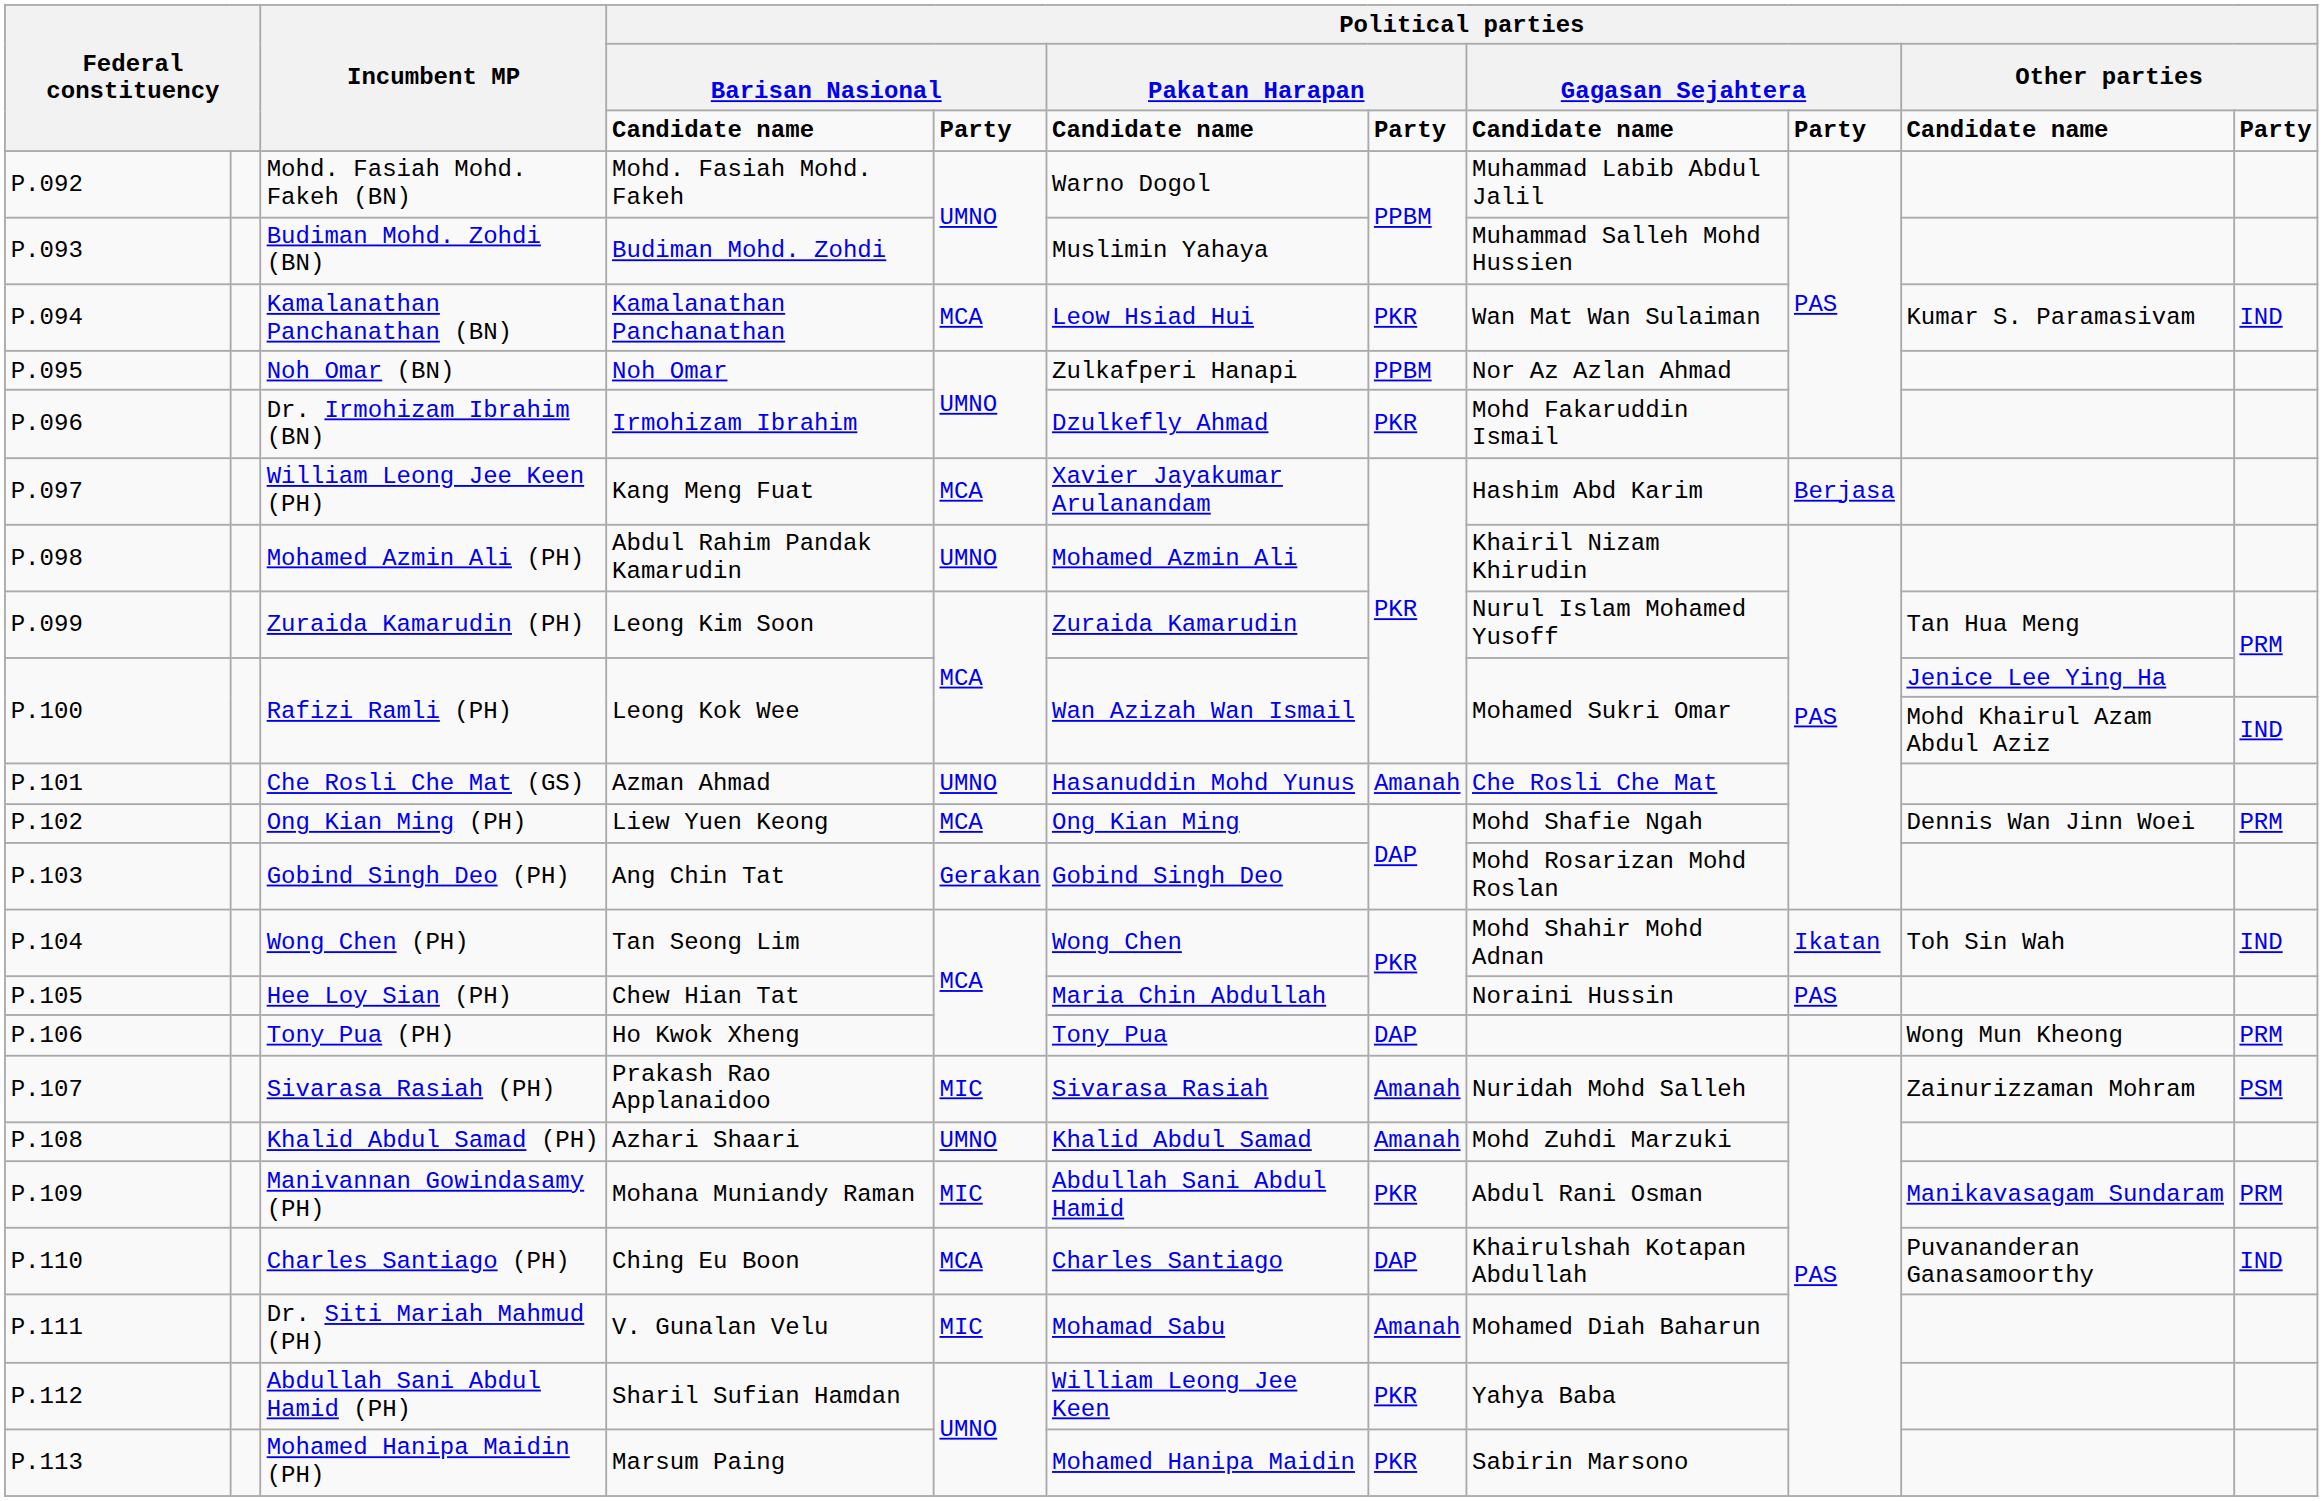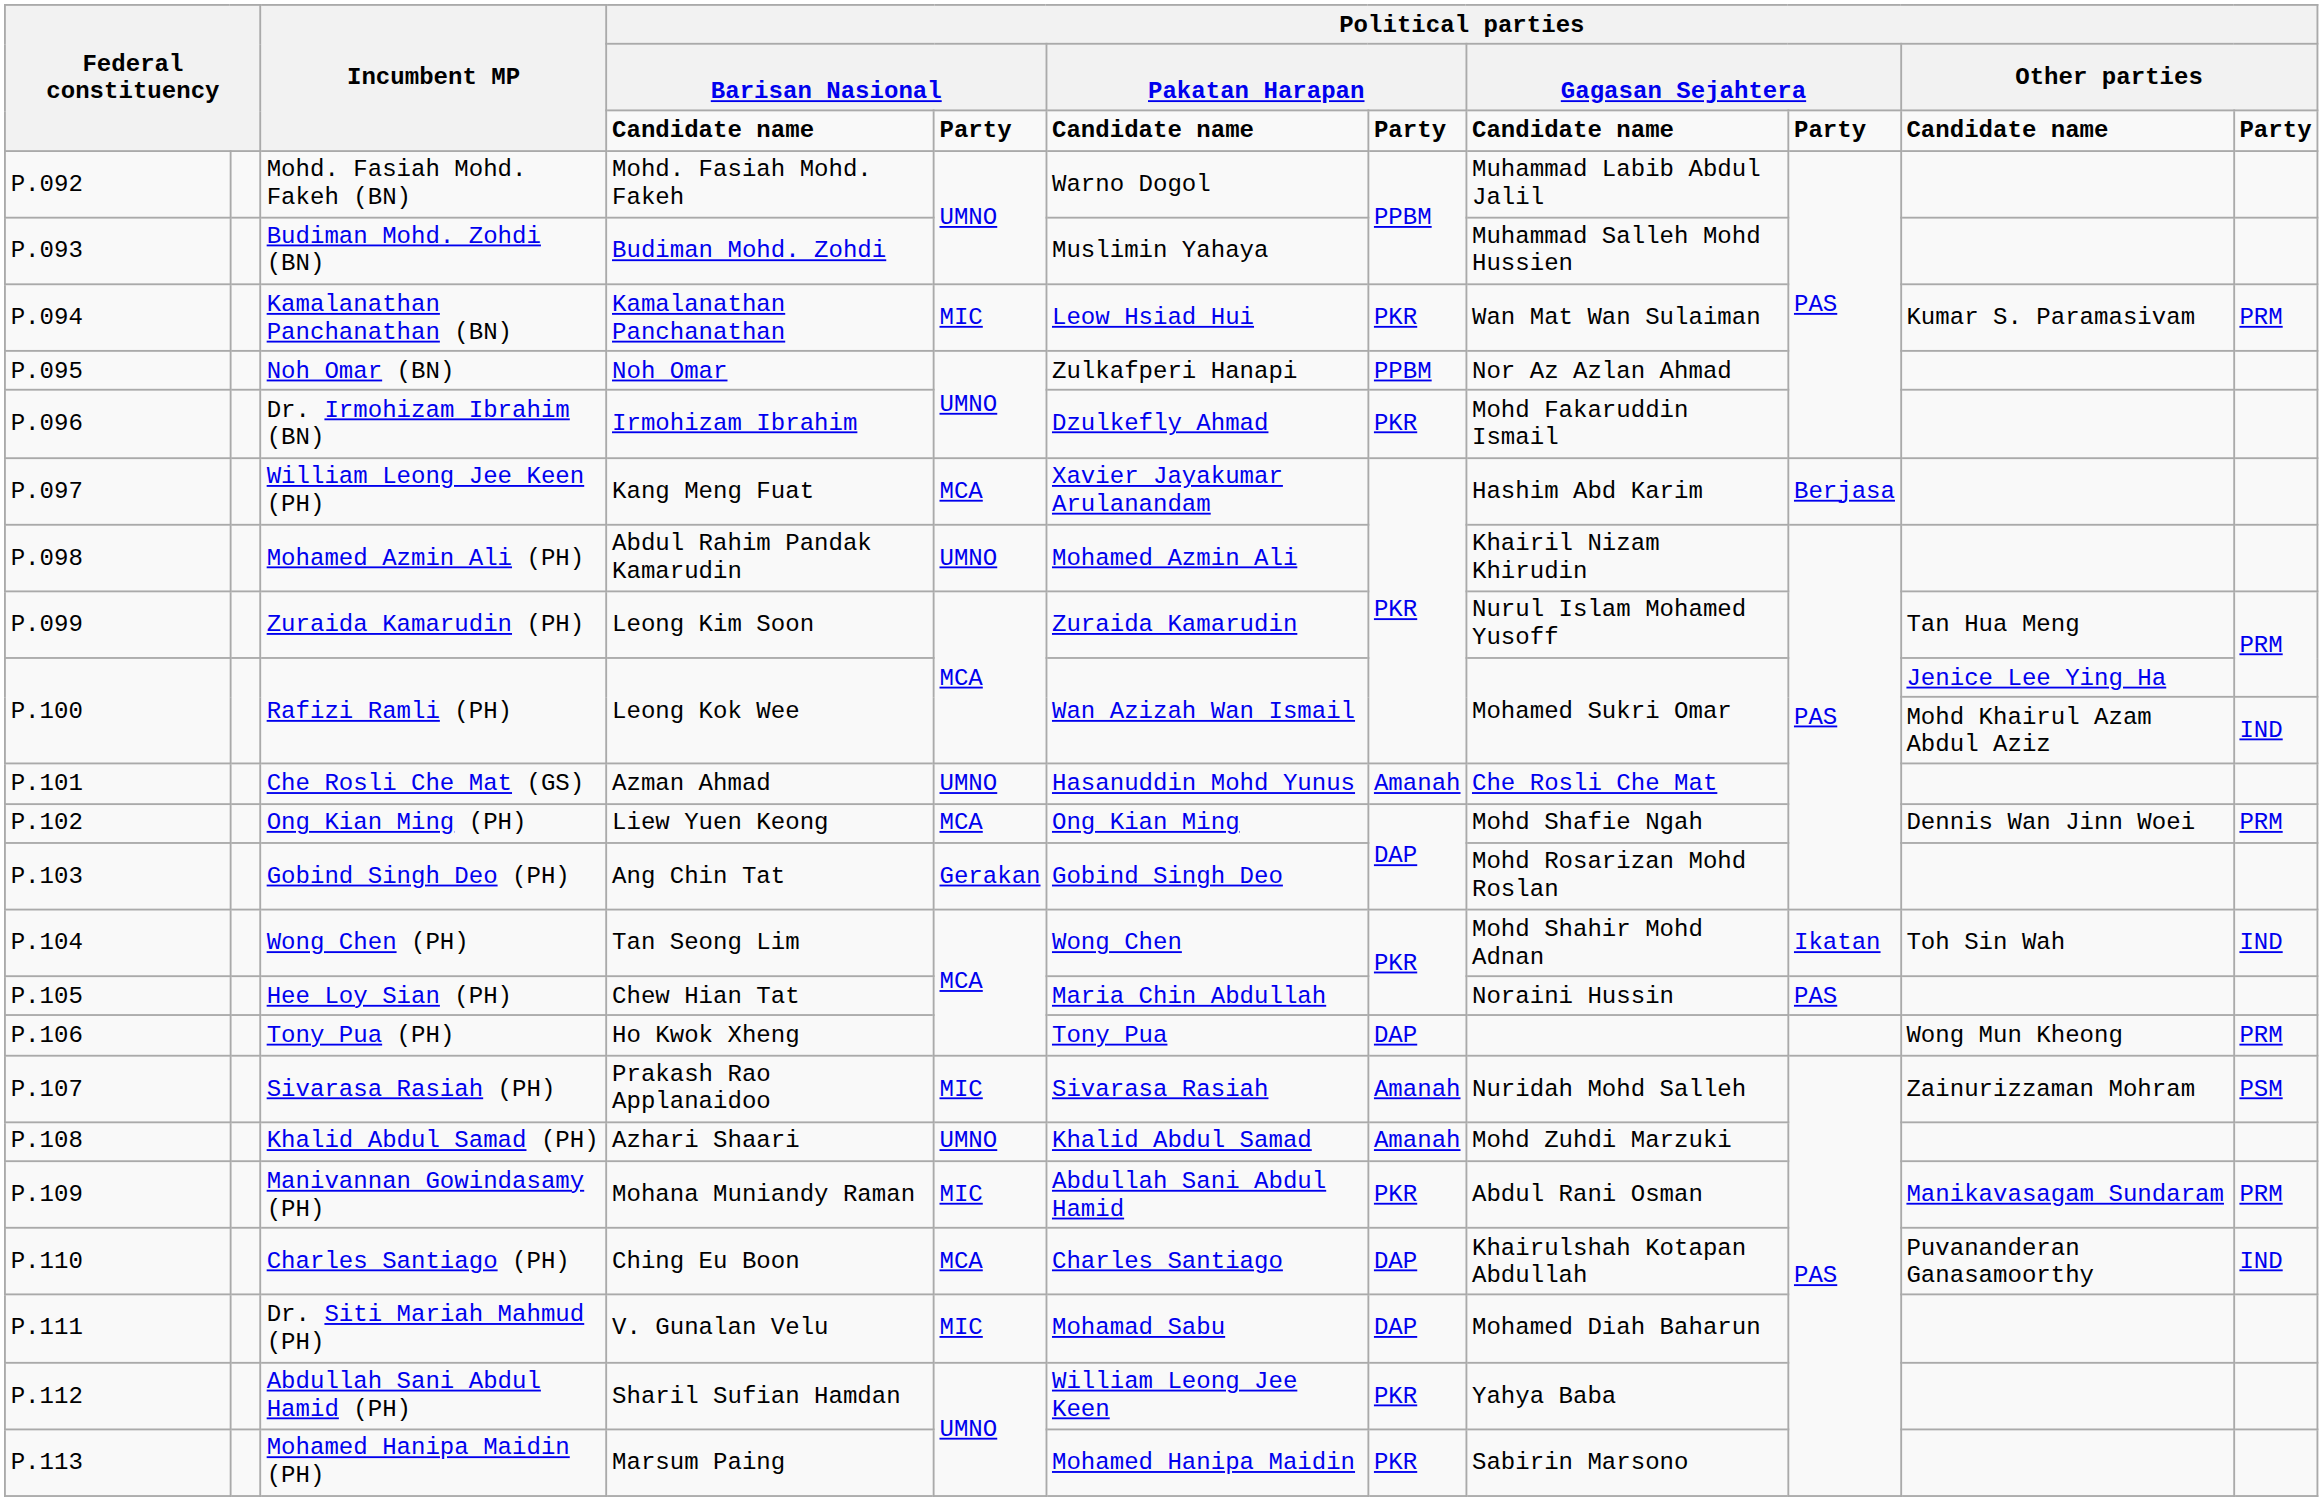(961, 318) MCA -> (961, 318) MIC
(2261, 318) IND -> (2261, 318) PRM
(1417, 1328) Amanah -> (1396, 1328) DAP
